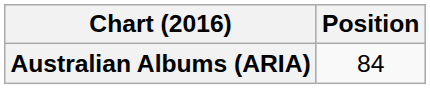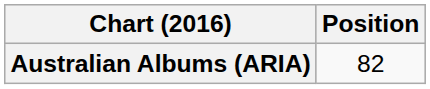(371, 63) 84 -> (371, 63) 82
